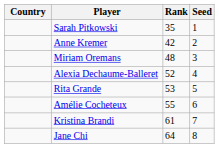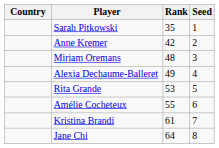(170, 74) 52 -> (170, 74) 49
